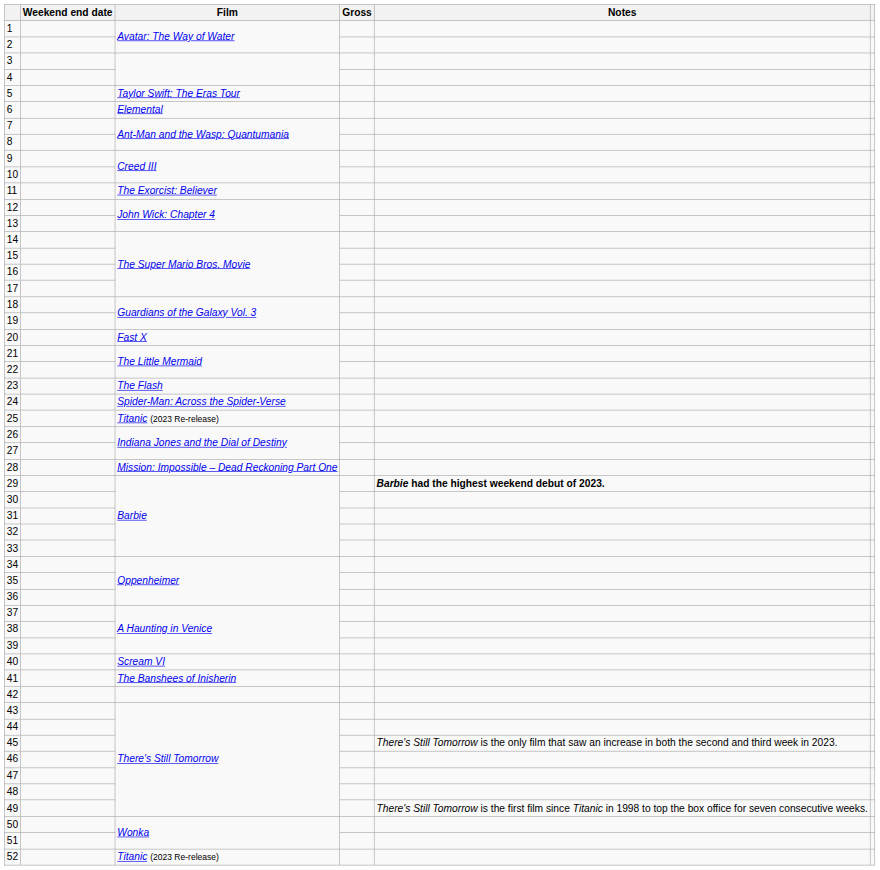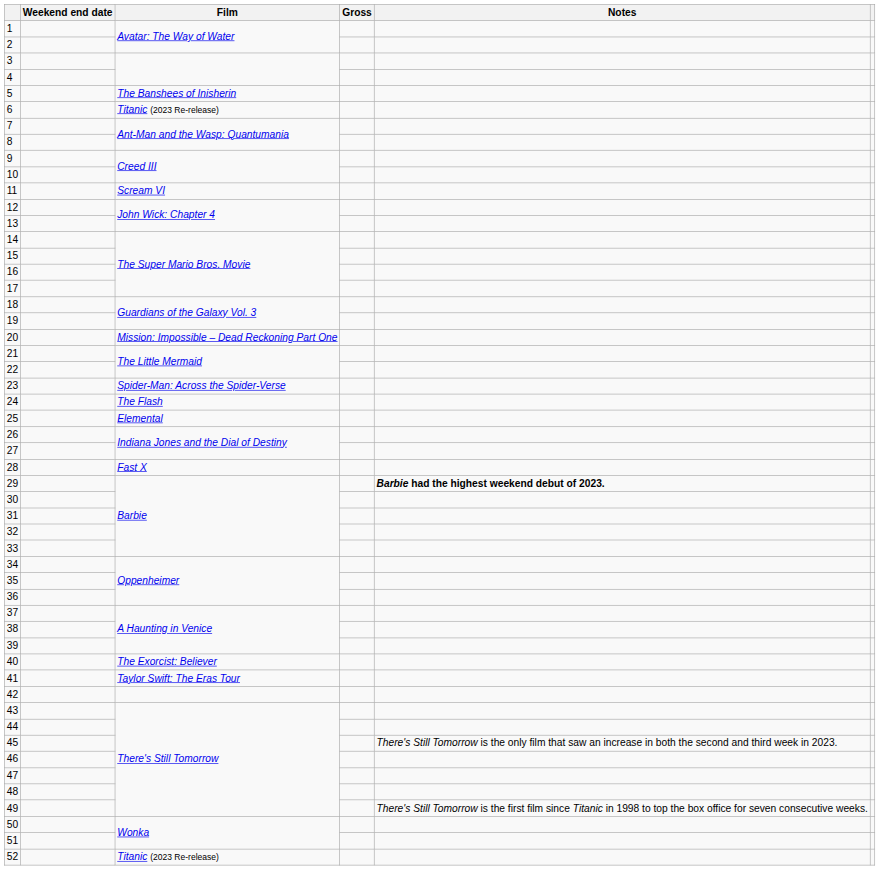(179, 93) Taylor Swift: The Eras Tour -> (177, 93) The Banshees of Inisherin
(140, 110) Elemental -> (168, 110) Titanic (2023 Re-release)
(167, 191) The Exorcist: Believer -> (141, 191) Scream VI
(132, 337) Fast X -> (227, 337) Mission: Impossible – Dead Reckoning Part One
(140, 386) The Flash -> (201, 386) Spider-Man: Across the Spider-Verse
(201, 402) Spider-Man: Across the Spider-Verse -> (140, 402) The Flash
(168, 418) Titanic (2023 Re-release) -> (140, 418) Elemental
(227, 467) Mission: Impossible – Dead Reckoning Part One -> (132, 467) Fast X
(141, 662) Scream VI -> (167, 662) The Exorcist: Believer
(177, 678) The Banshees of Inisherin -> (179, 678) Taylor Swift: The Eras Tour
